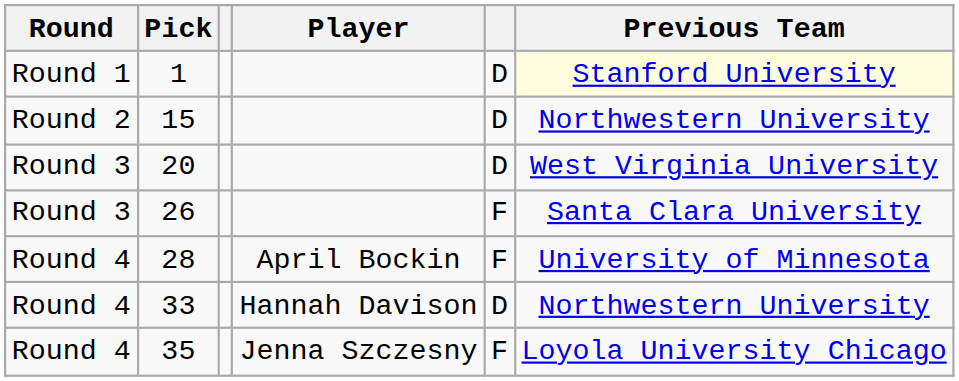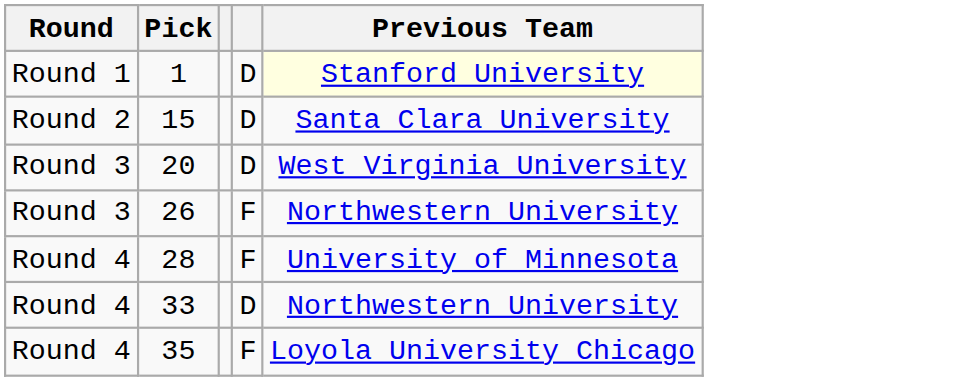- column: (358, 28)
(734, 121) Northwestern University -> (483, 121) Santa Clara University
(734, 213) Santa Clara University -> (483, 213) Northwestern University
